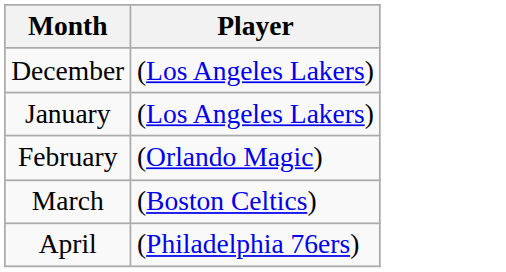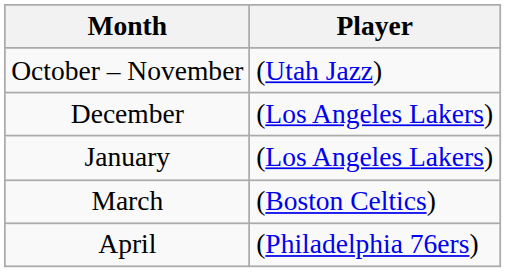+ row: (127, 69)
- row: (68, 157)
